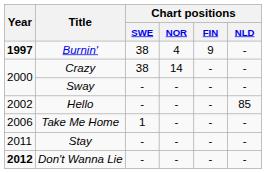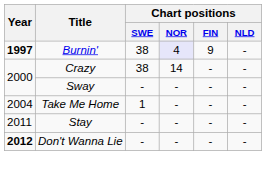(176, 50) no background -> (176, 50) lavender background
- row: (80, 104)
(20, 123) 2006 -> (20, 104) 2004
